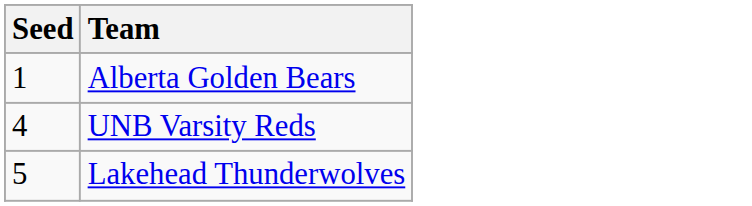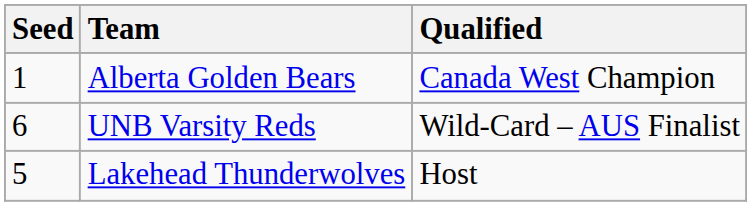+ column: (481, 28)
(20, 126) 4 -> (20, 126) 6
